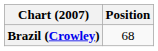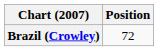(128, 35) 68 -> (128, 35) 72
